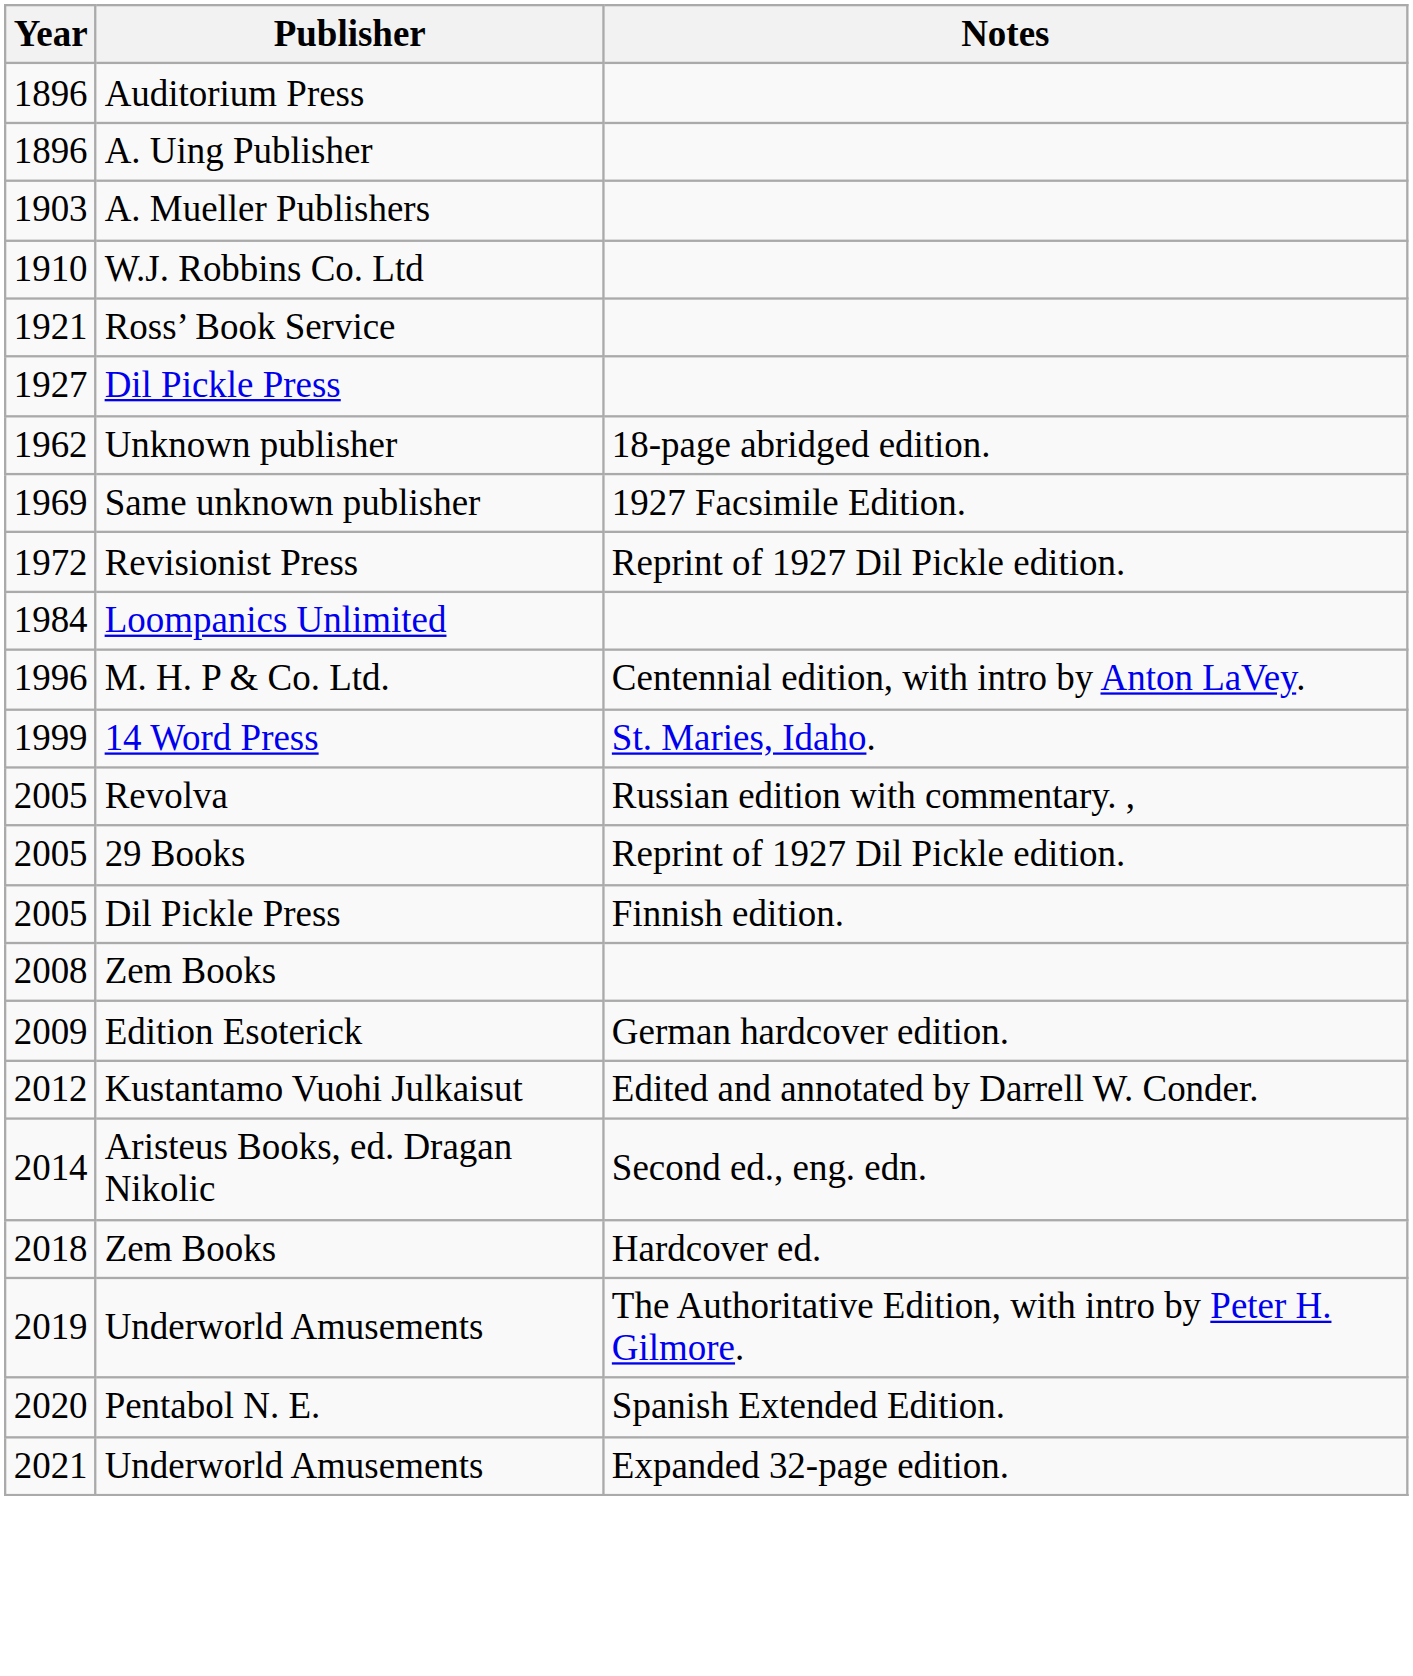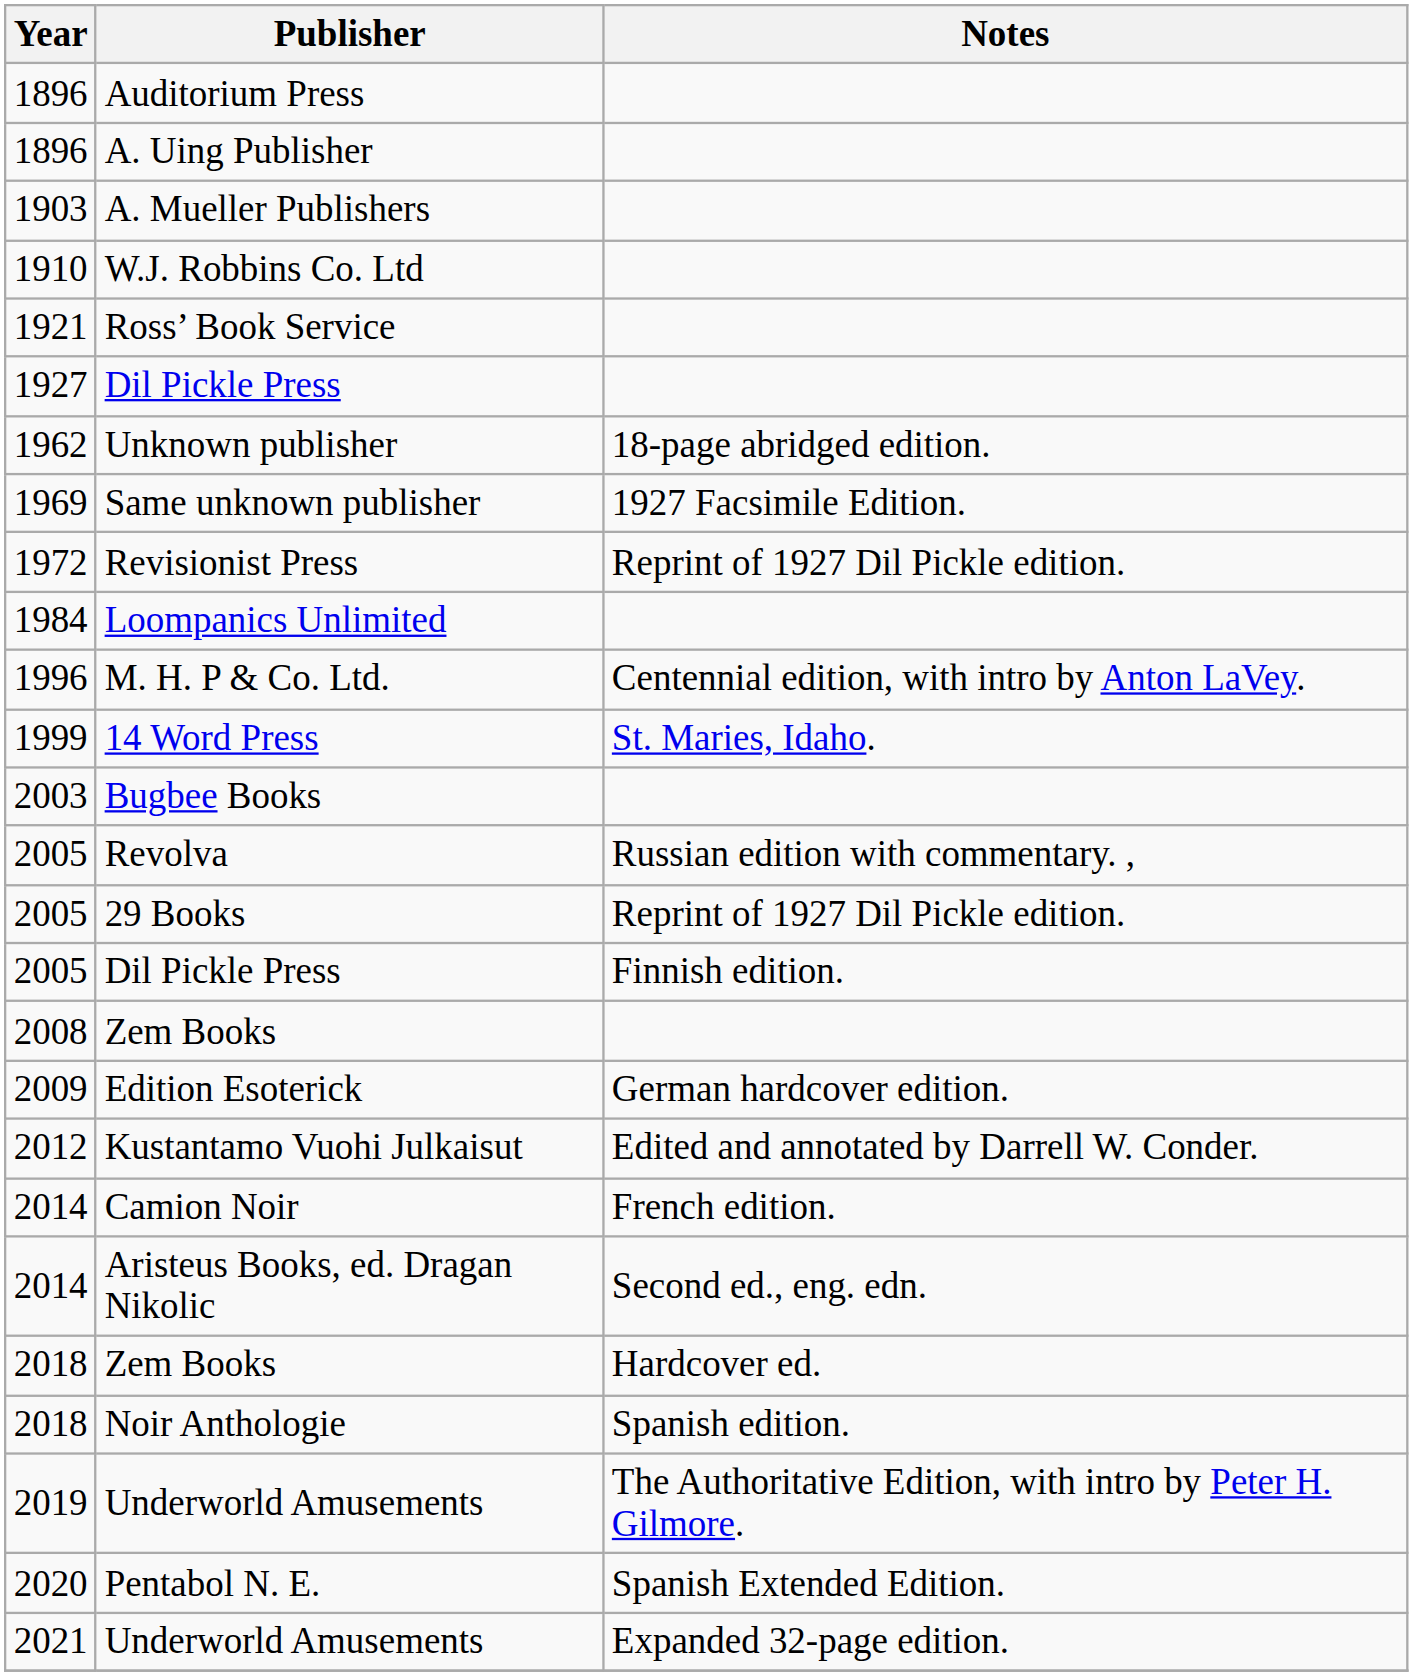+ row: (51, 795)
+ row: (51, 1206)
+ row: (51, 1423)
